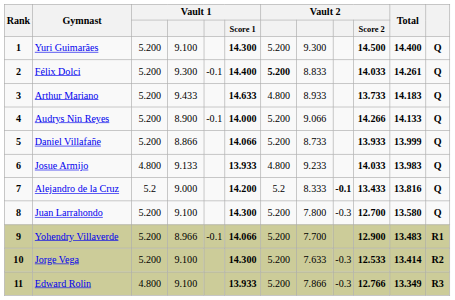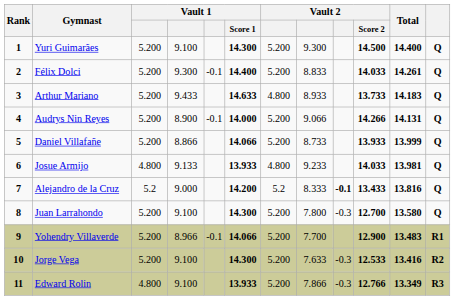(279, 71) bold -> (279, 71) normal
(408, 118) 14.133 -> (408, 118) 14.131
(408, 165) 13.983 -> (408, 165) 13.981
(408, 260) 13.414 -> (408, 260) 13.416
